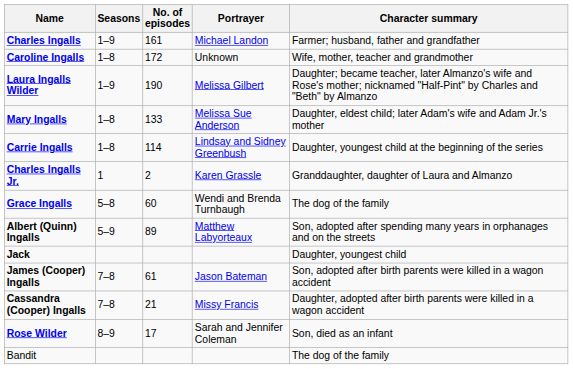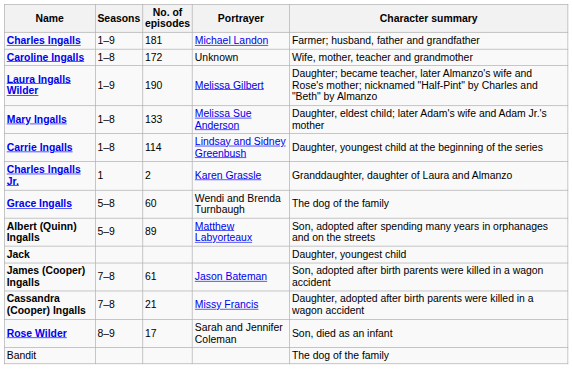(154, 40) 161 -> (154, 40) 181
